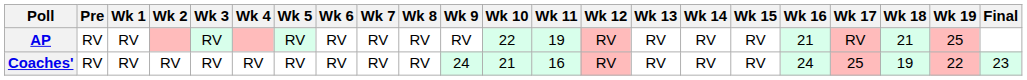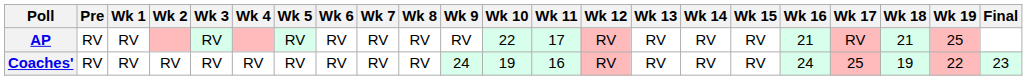(556, 39) 19 -> (556, 39) 17
(507, 63) 21 -> (507, 63) 19
